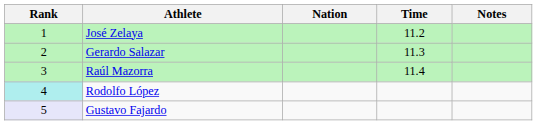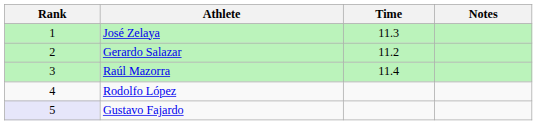- column: (330, 14)
(414, 33) 11.2 -> (389, 33) 11.3
(414, 52) 11.3 -> (389, 52) 11.2
(44, 91) paleturquoise background -> (52, 91) no background
